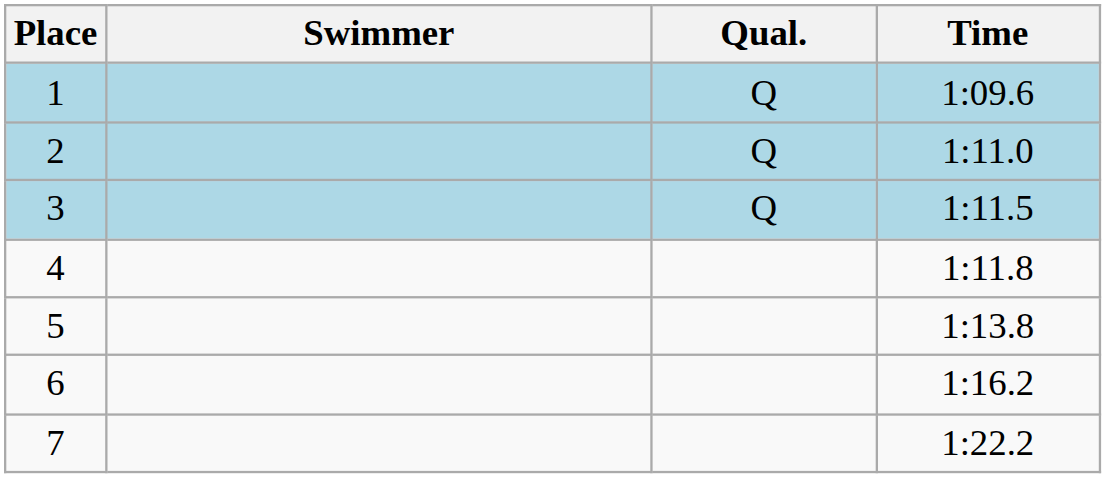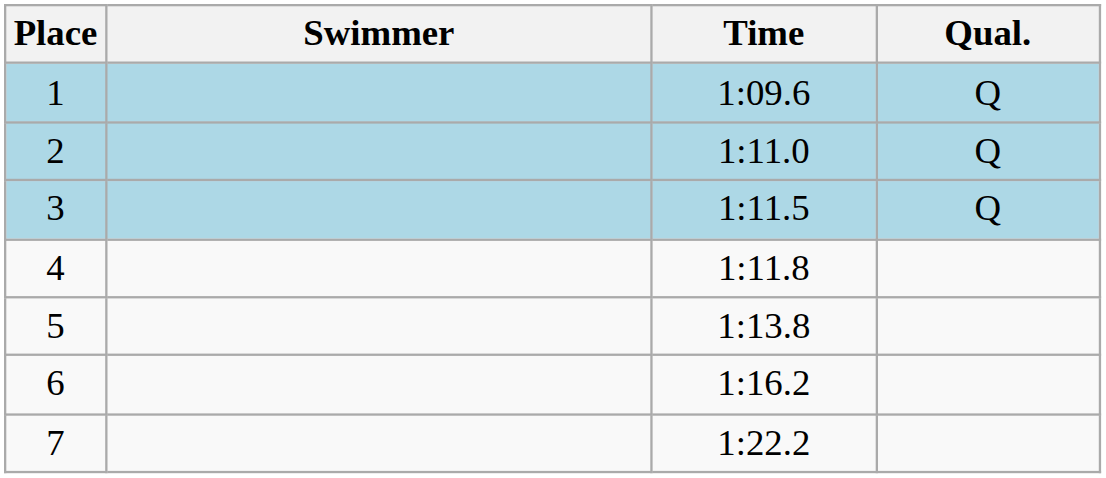columns swapped: (988, 33) <-> (764, 33)
